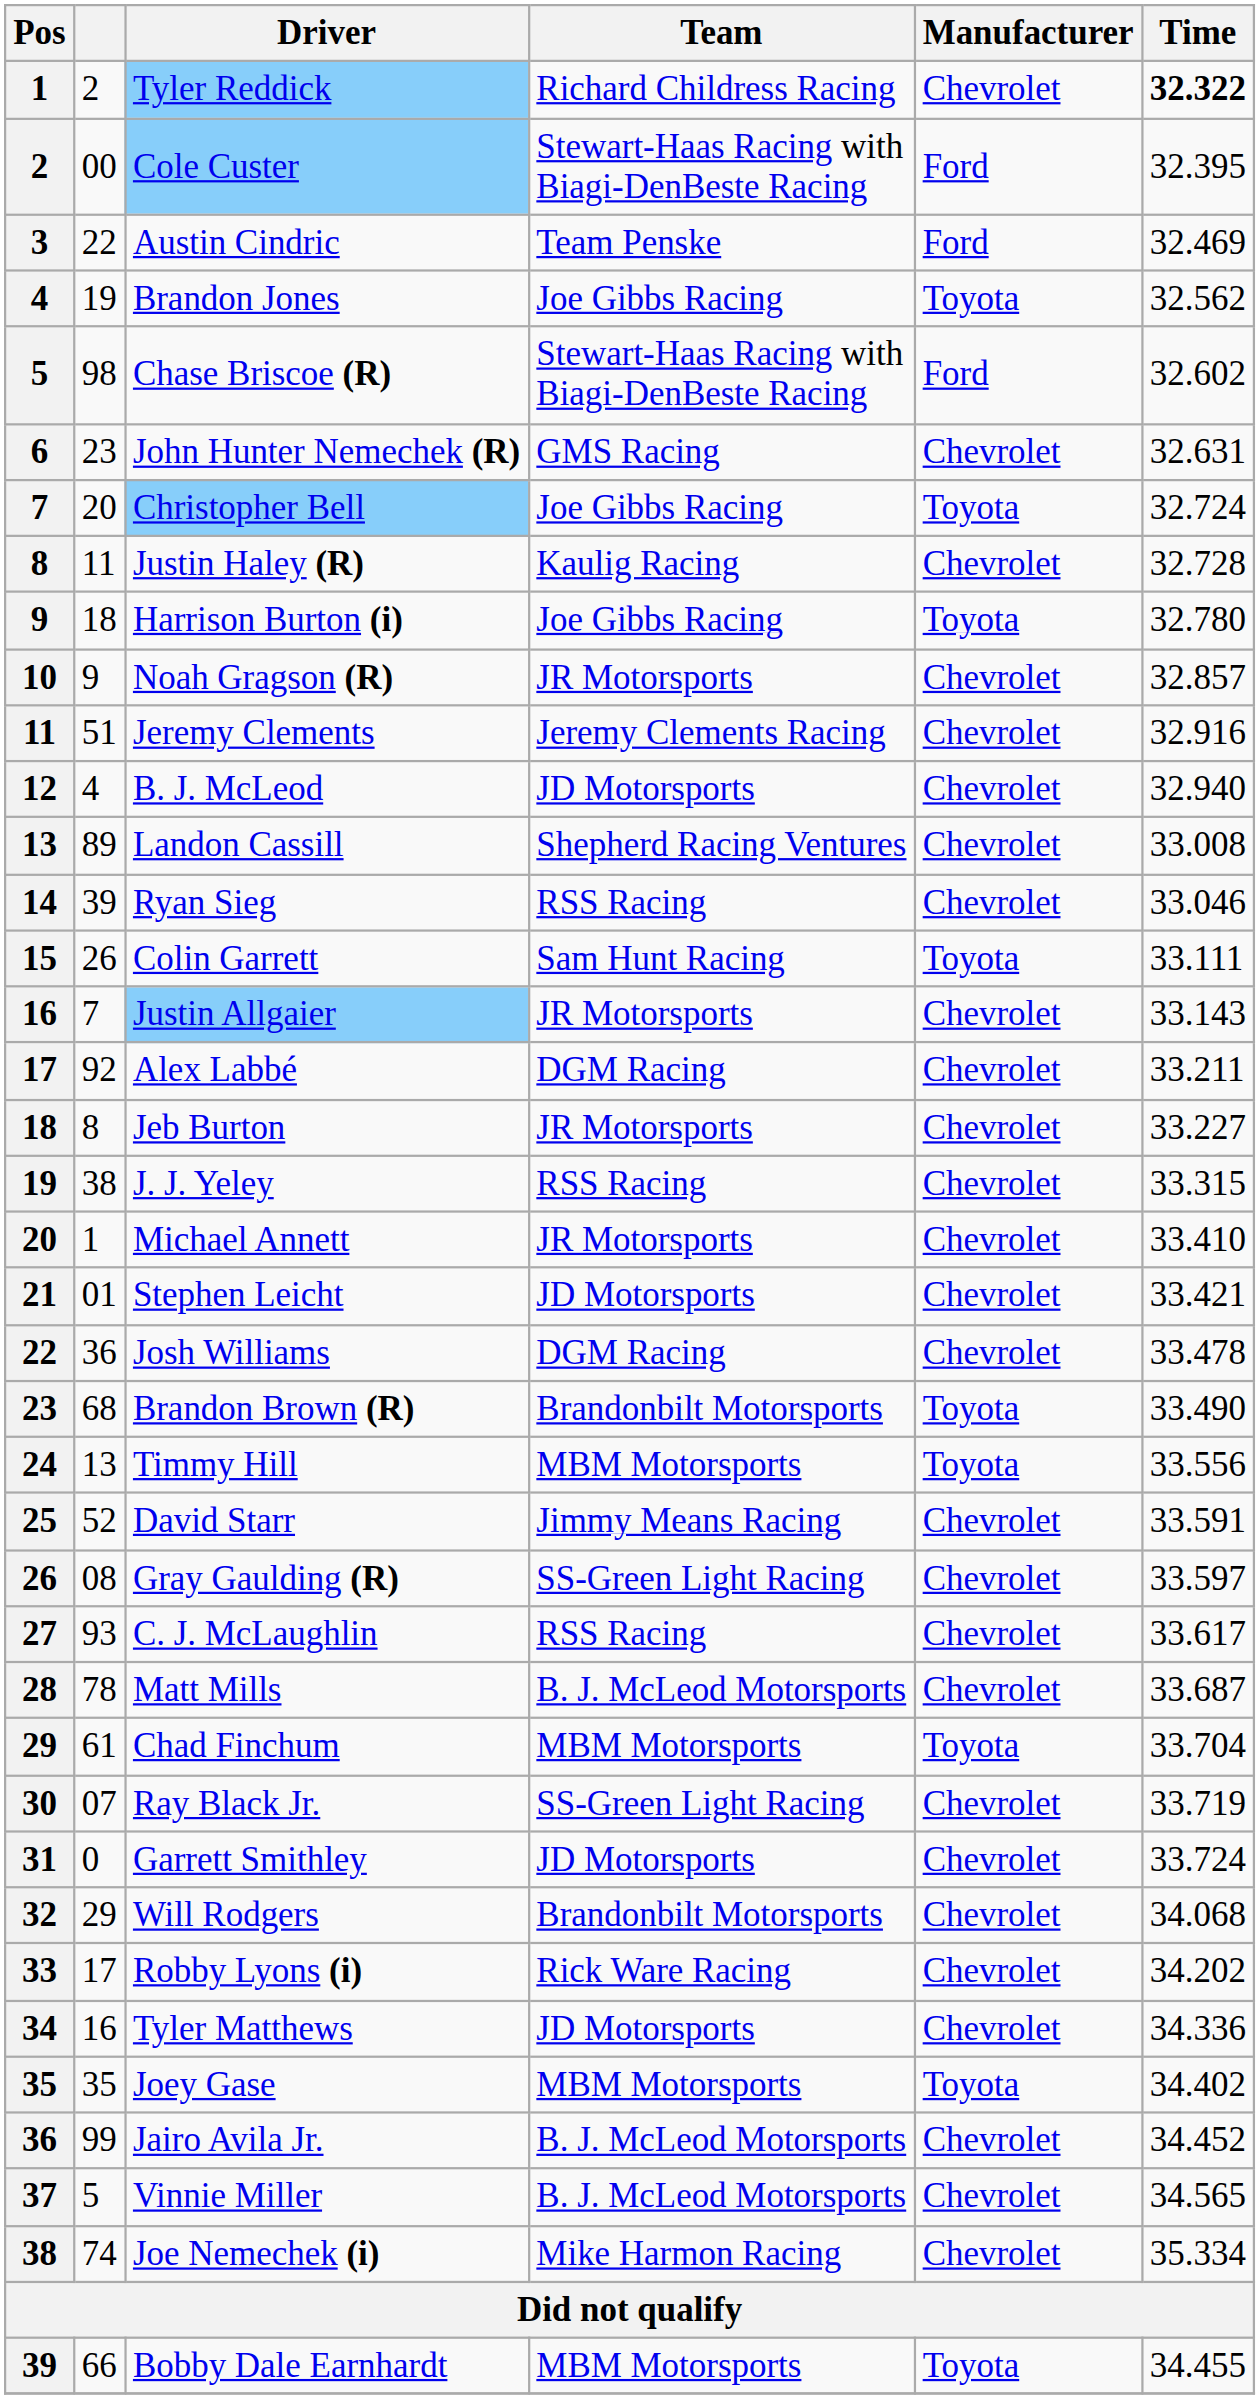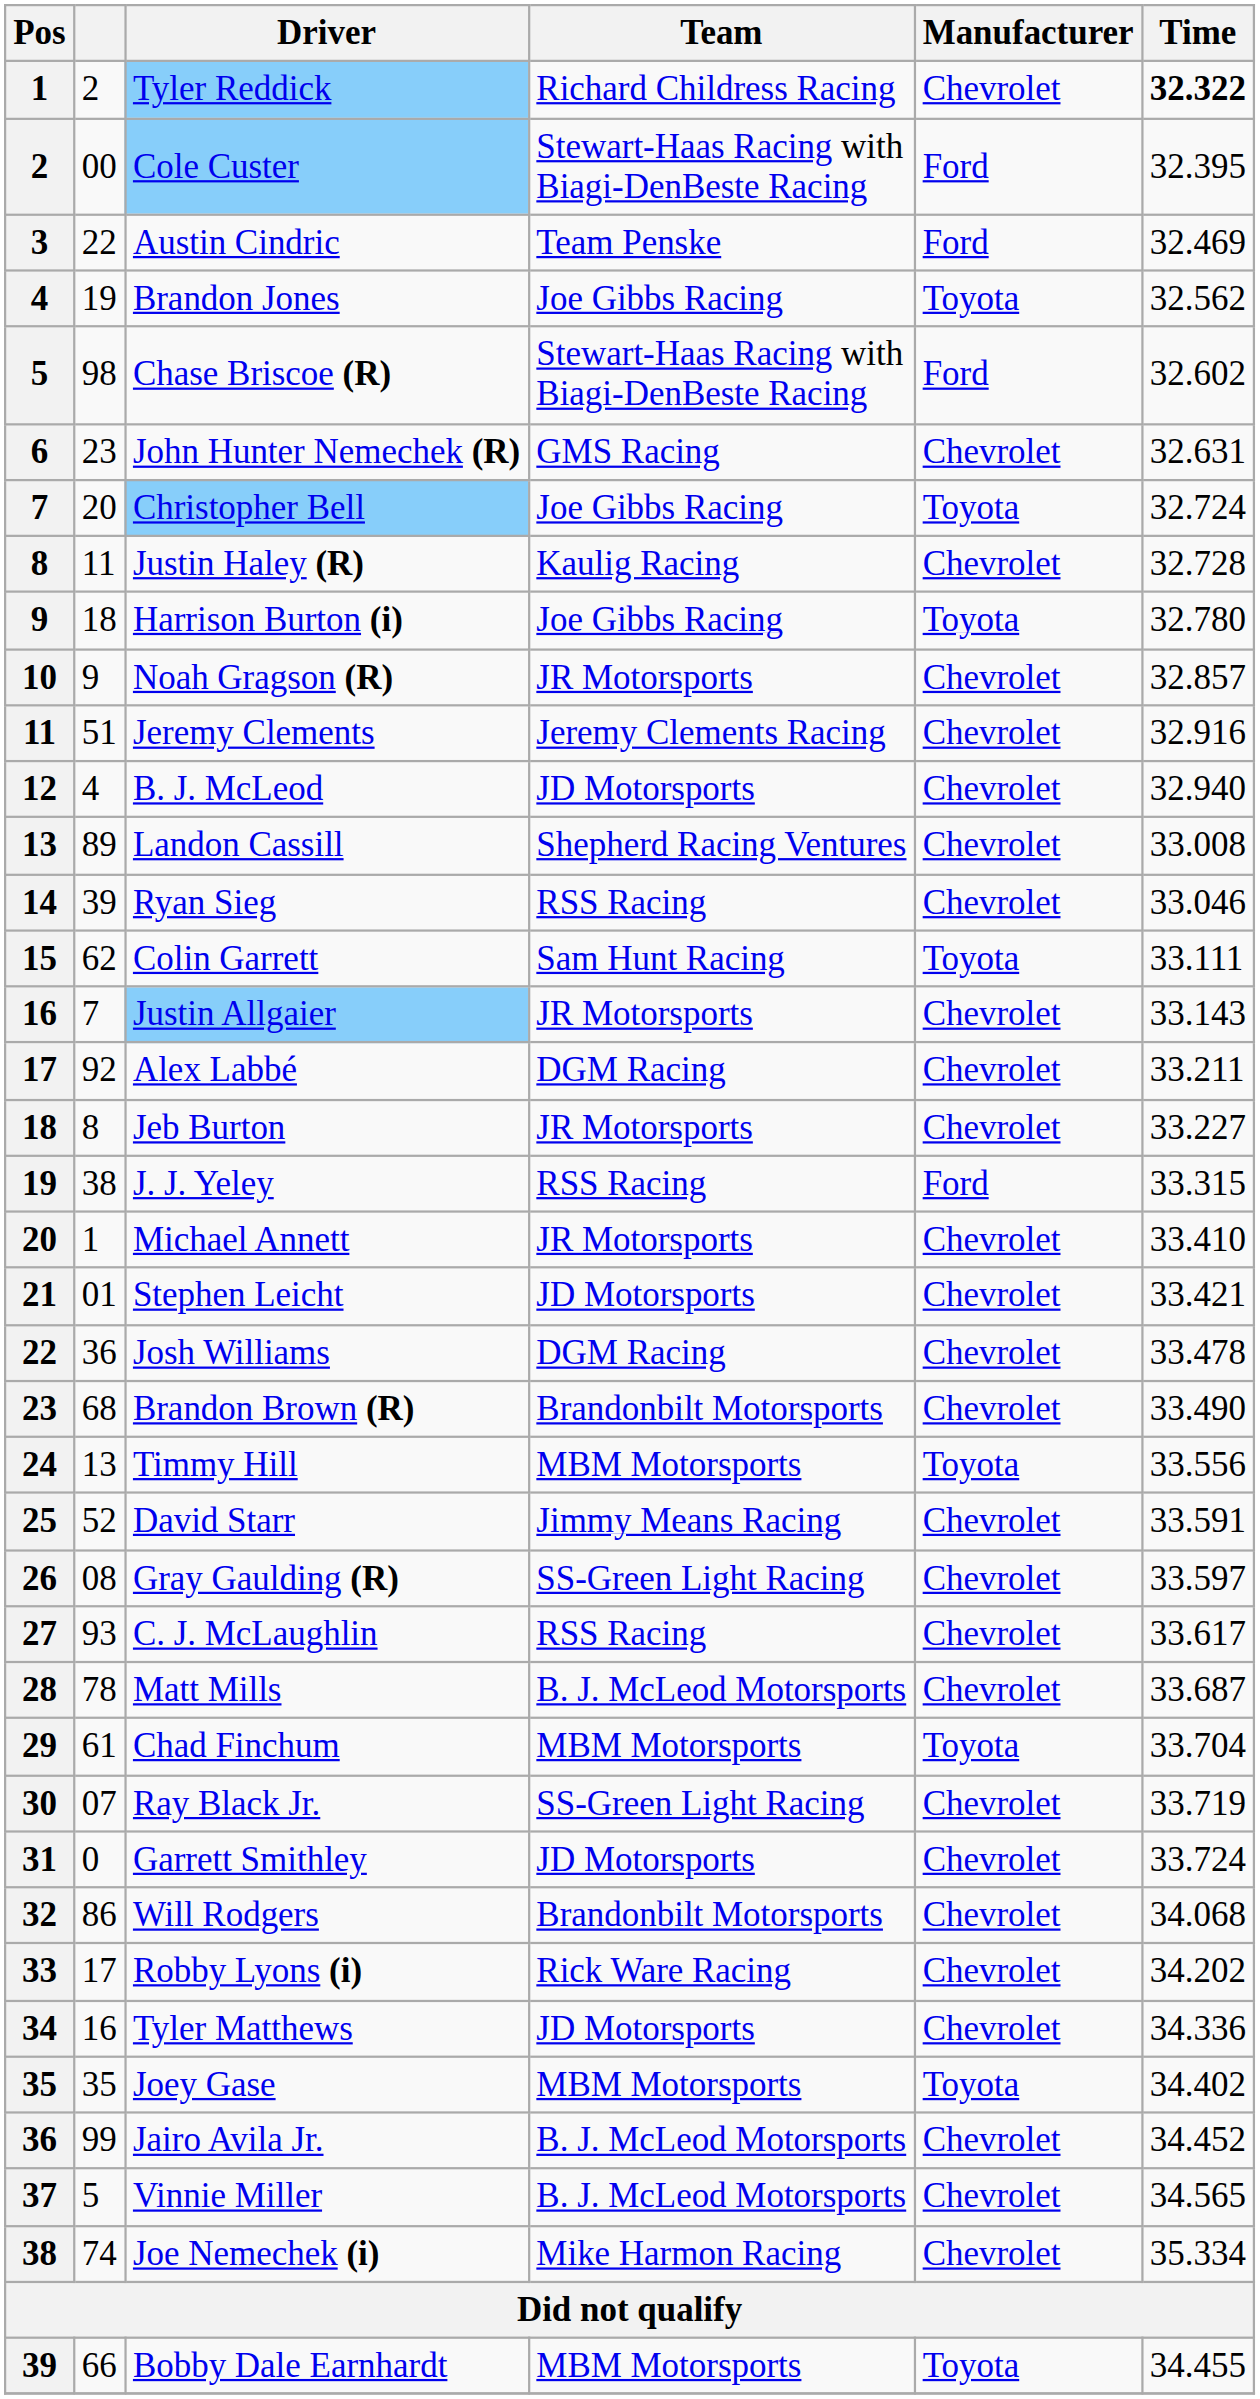(99, 957) 26 -> (99, 957) 62
(992, 1182) Chevrolet -> (956, 1182) Ford
(971, 1407) Toyota -> (992, 1407) Chevrolet
(99, 1914) 29 -> (99, 1914) 86
